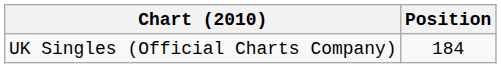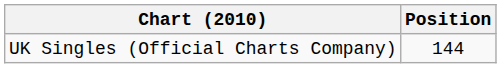(448, 49) 184 -> (448, 49) 144
